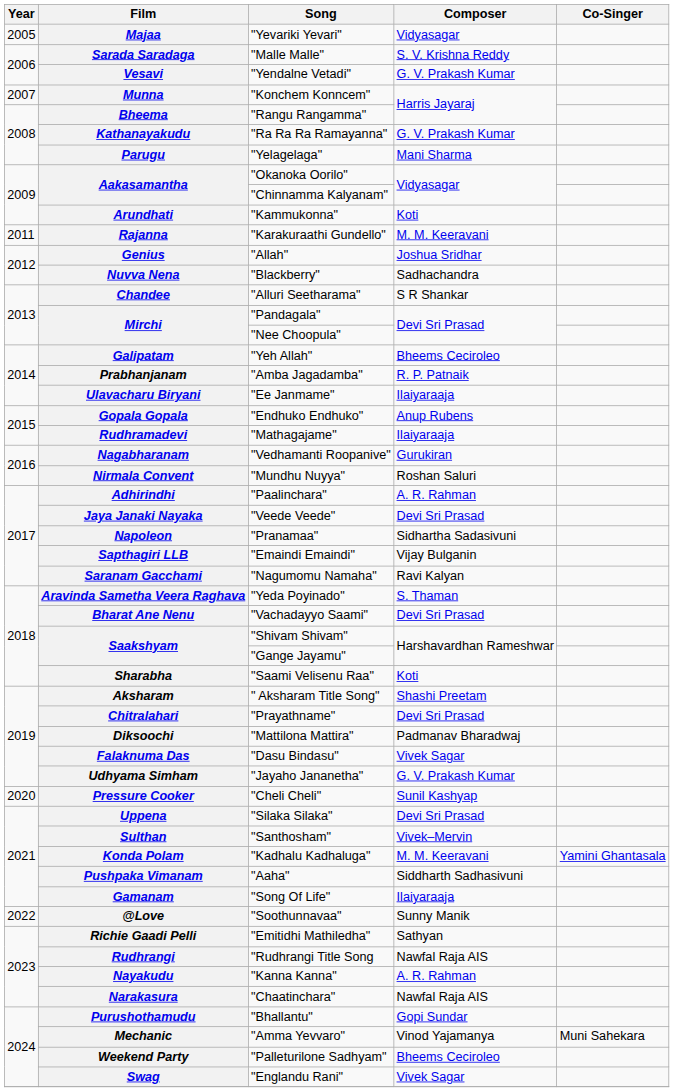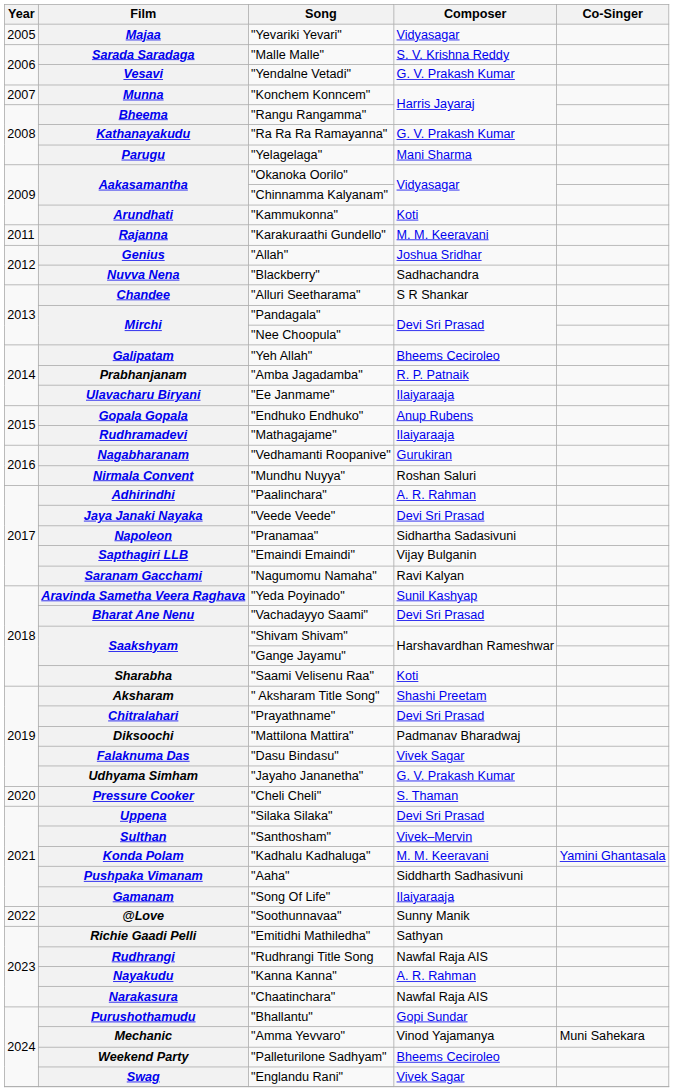(427, 595) S. Thaman -> (437, 595) Sunil Kashyap
(437, 796) Sunil Kashyap -> (427, 796) S. Thaman
